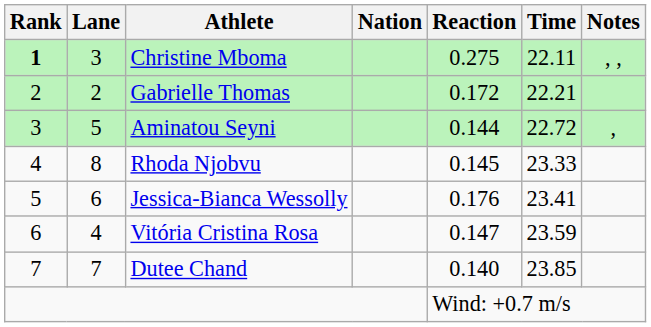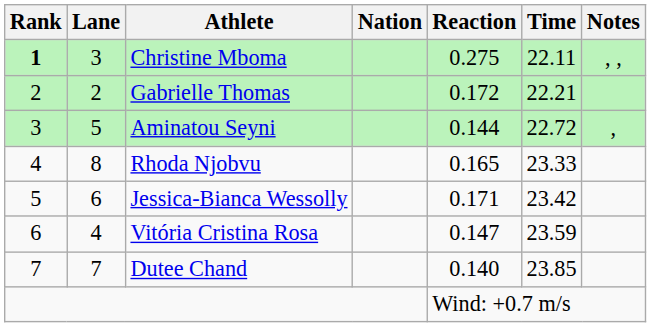(474, 163) 0.145 -> (474, 163) 0.165
(474, 198) 0.176 -> (474, 198) 0.171
(552, 198) 23.41 -> (552, 198) 23.42
